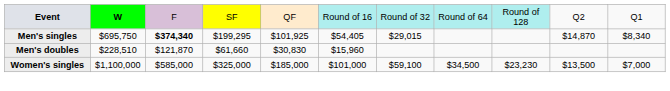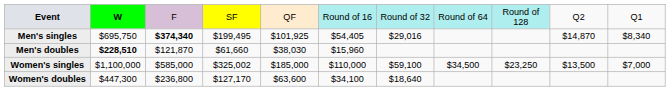(232, 36) $199,295 -> (232, 36) $199,495
(405, 36) $29,015 -> (405, 36) $29,016
(118, 51) normal -> (118, 51) bold
(290, 51) $30,830 -> (290, 51) $38,030
(232, 65) $325,000 -> (232, 65) $325,002
(347, 65) $101,000 -> (347, 65) $110,000
(521, 65) $23,230 -> (521, 65) $23,250
+ row: (47, 79)
